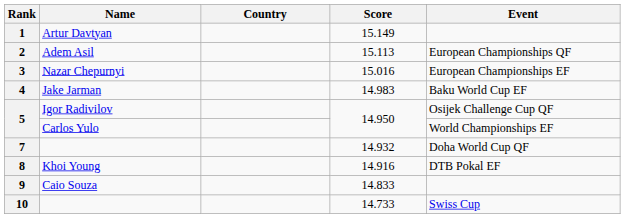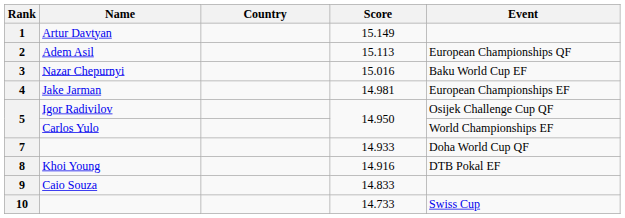(499, 71) European Championships EF -> (478, 71) Baku World Cup EF
(378, 90) 14.983 -> (378, 90) 14.981
(478, 90) Baku World Cup EF -> (499, 90) European Championships EF
(378, 147) 14.932 -> (378, 147) 14.933
